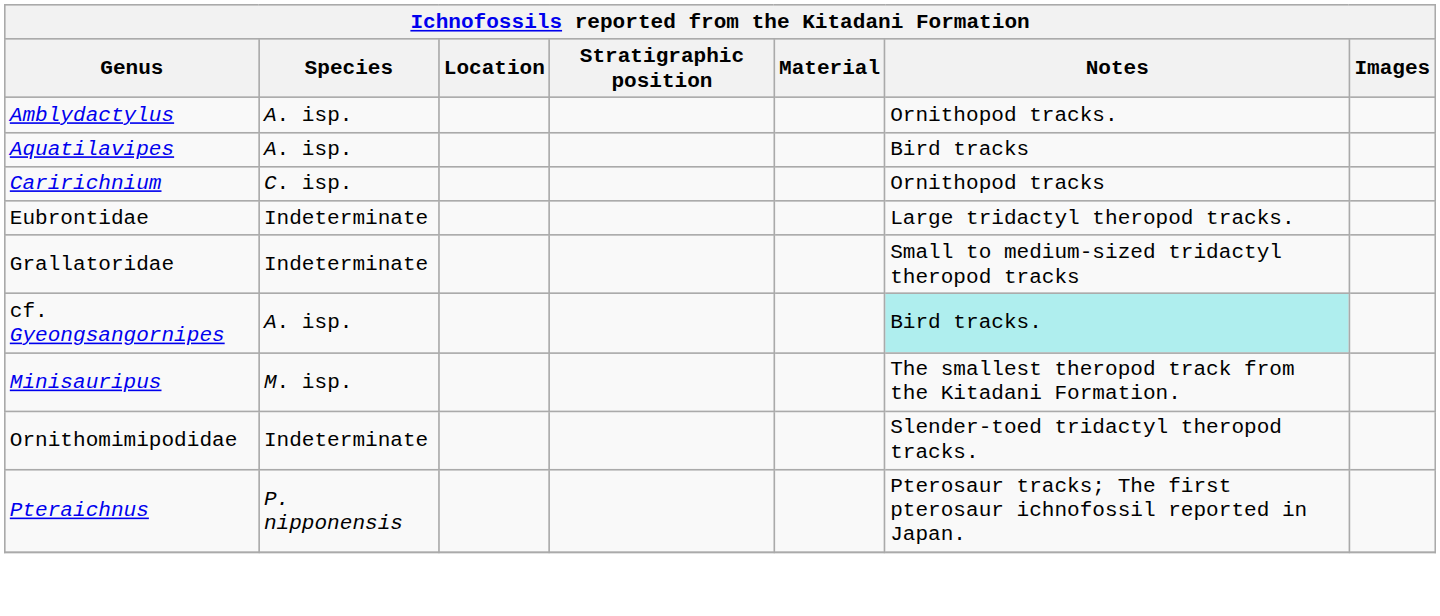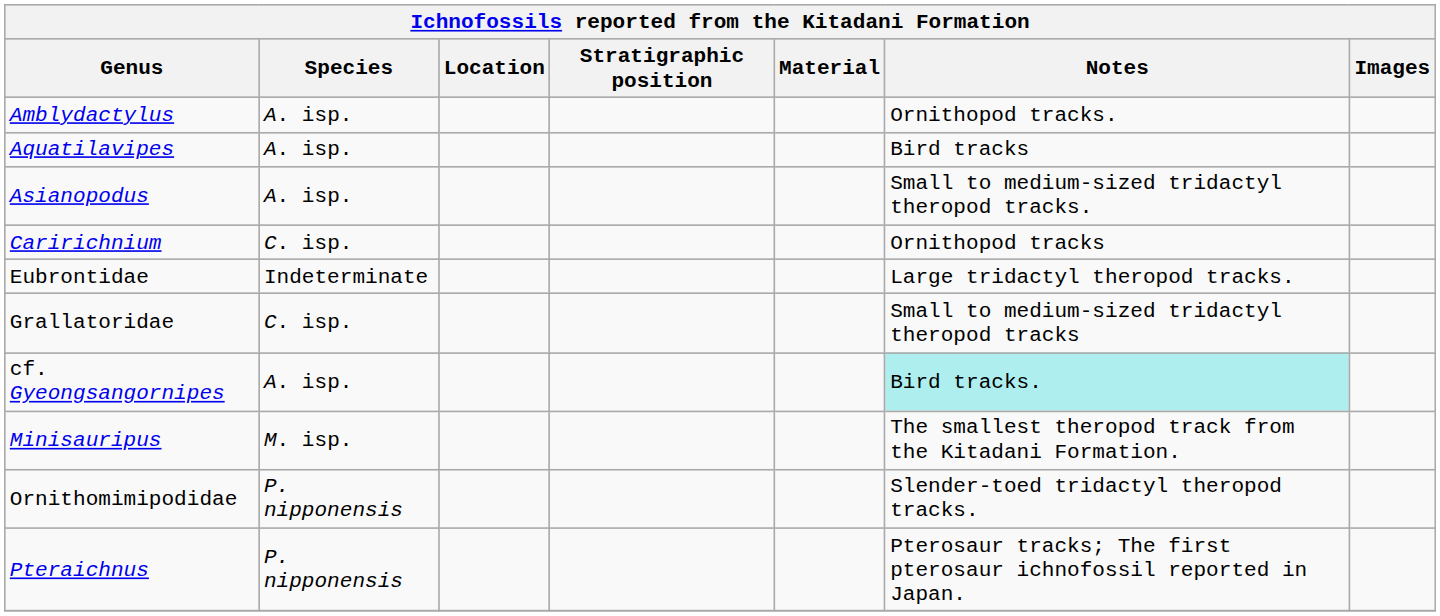+ row: (79, 196)
(346, 264) Indeterminate -> (308, 323) C. isp.
(346, 440) Indeterminate -> (333, 499) P. nipponensis
